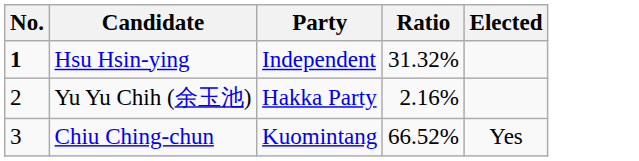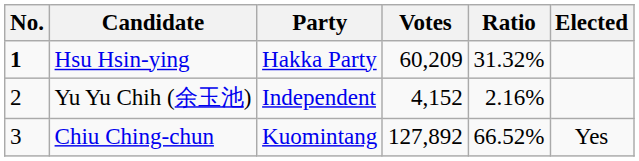+ column: (425, 22)
(319, 59) Independent -> (319, 59) Hakka Party
(319, 98) Hakka Party -> (319, 98) Independent
